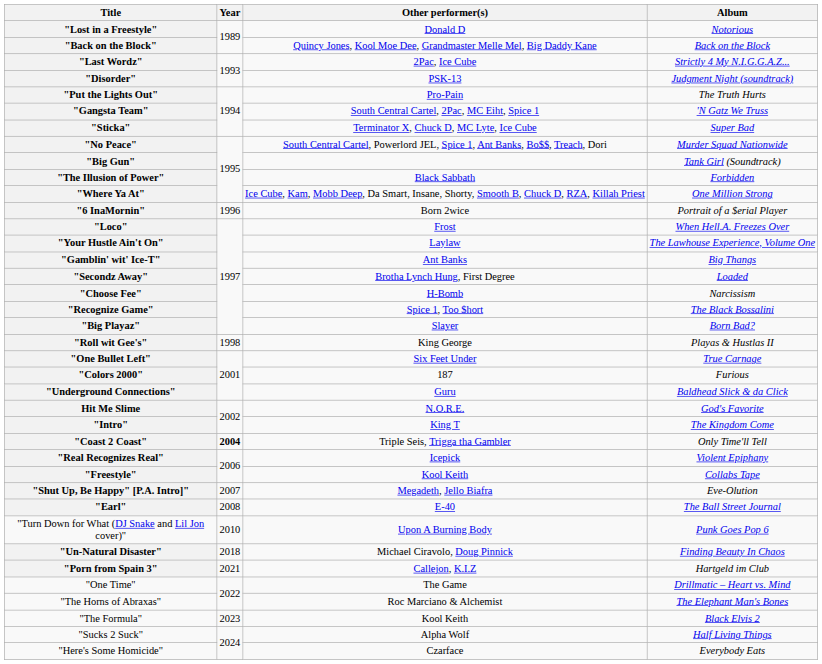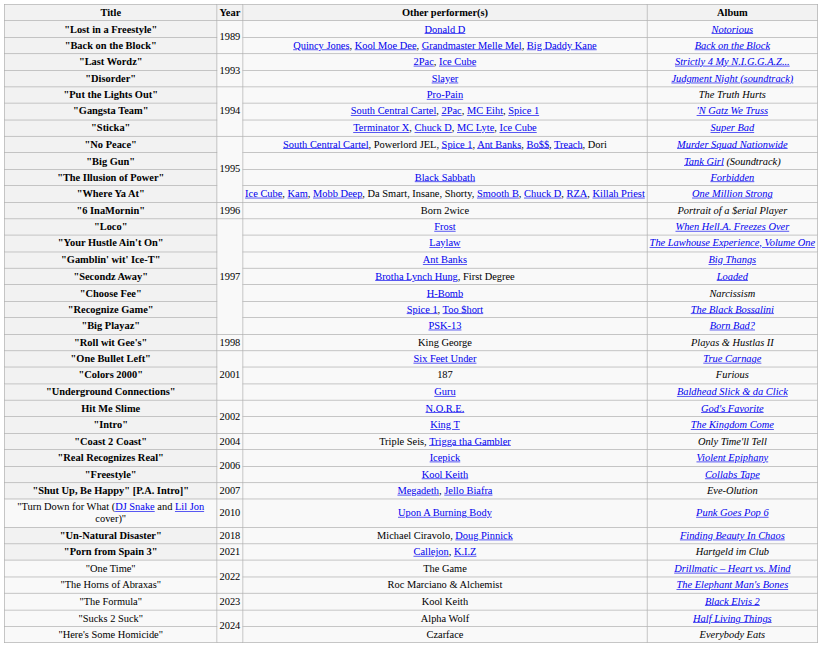(445, 78) PSK-13 -> (445, 78) Slayer
(445, 326) Slayer -> (445, 326) PSK-13
(230, 441) bold -> (230, 441) normal
- row: (111, 507)
